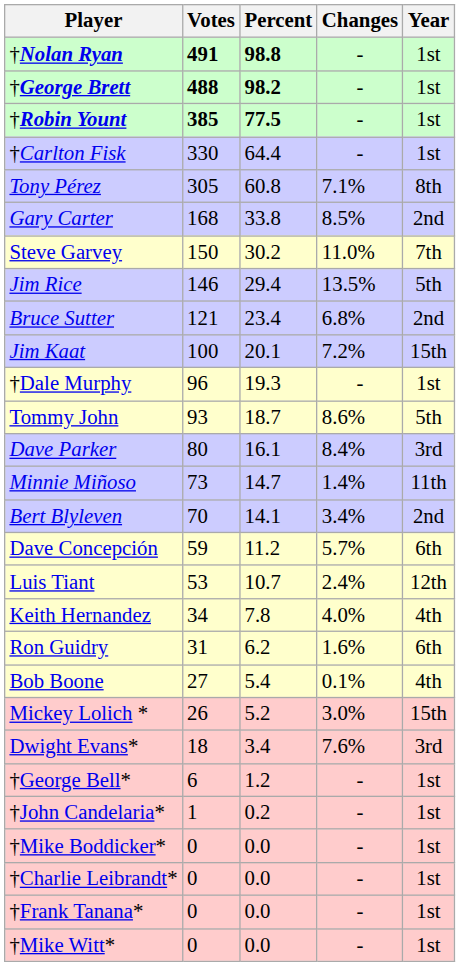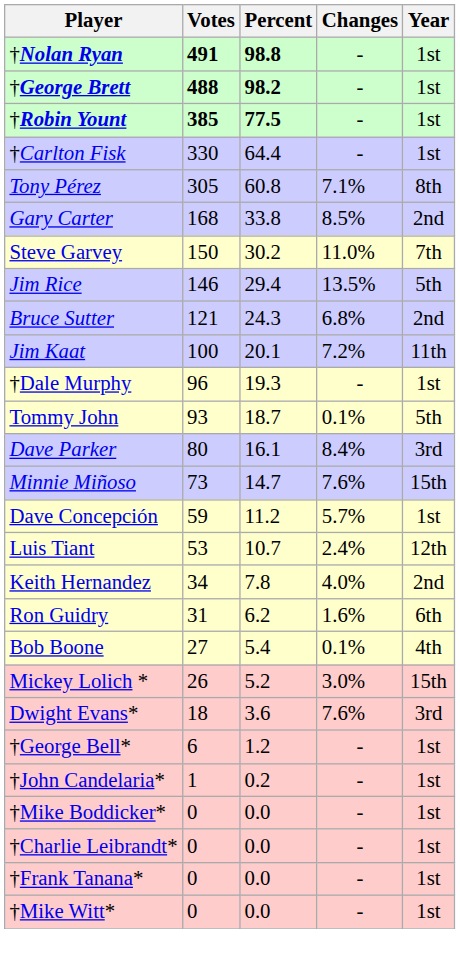(263, 317) 23.4 -> (263, 317) 24.3
(429, 350) 15th -> (429, 350) 11th
(343, 416) 8.6% -> (343, 416) 0.1%
(343, 482) 1.4% -> (343, 482) 7.6%
(429, 482) 11th -> (429, 482) 15th
- row: (66, 515)
(429, 548) 6th -> (429, 515) 1st
(429, 614) 4th -> (428, 581) 2nd
(257, 746) 3.4 -> (257, 713) 3.6
